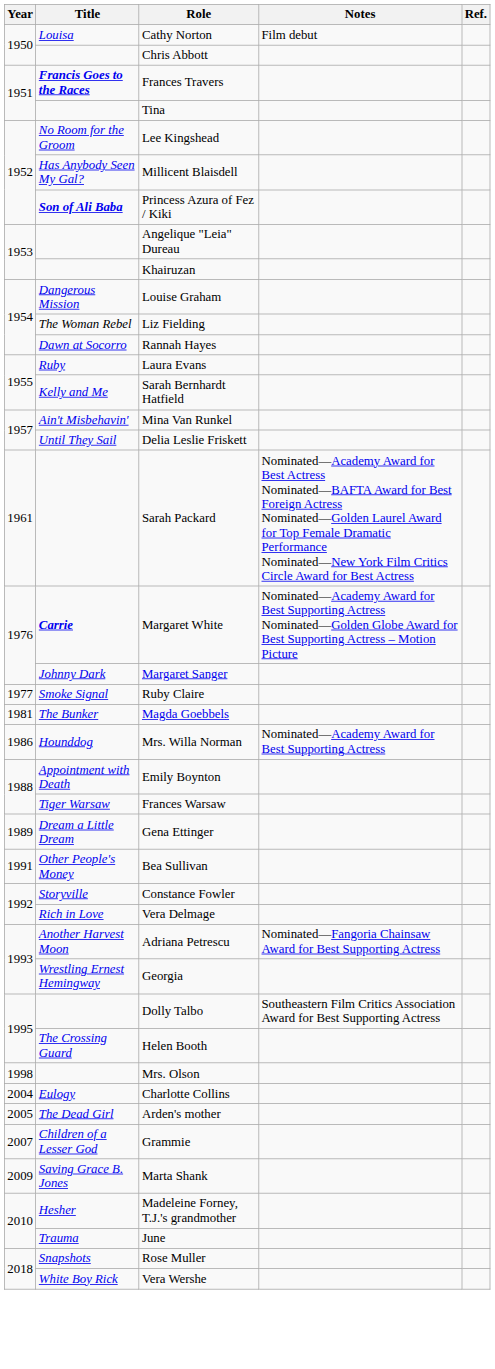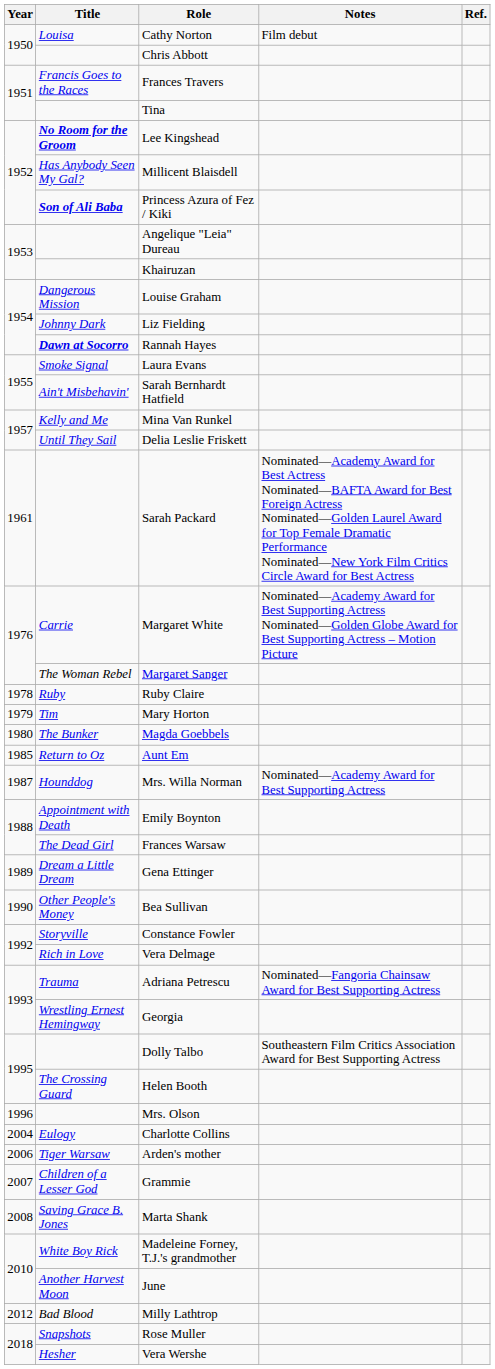(81, 82) bold -> (80, 82) normal
(81, 137) normal -> (83, 137) bold
(85, 324) The Woman Rebel -> (72, 324) Johnny Dark
(83, 344) normal -> (84, 344) bold
(52, 364) Ruby -> (74, 364) Smoke Signal
(73, 392) Kelly and Me -> (84, 392) Ain't Misbehavin'
(84, 419) Ain't Misbehavin' -> (73, 419) Kelly and Me
(56, 624) bold -> (56, 624) normal
(72, 673) Johnny Dark -> (85, 673) The Woman Rebel
(20, 694) 1977 -> (20, 694) 1978
(74, 694) Smoke Signal -> (52, 694) Ruby
+ row: (176, 714)
(20, 714) 1981 -> (20, 734) 1980
+ row: (165, 755)
(20, 742) 1986 -> (20, 782) 1987
(74, 804) Tiger Warsaw -> (76, 844) The Dead Girl
(20, 866) 1991 -> (20, 907) 1990
(81, 941) Another Harvest Moon -> (59, 982) Trauma
(20, 1073) 1998 -> (20, 1113) 1996
(20, 1113) 2005 -> (20, 1154) 2006
(76, 1113) The Dead Girl -> (74, 1154) Tiger Warsaw
(20, 1176) 2009 -> (20, 1216) 2008
(57, 1210) Hesher -> (78, 1251) White Boy Rick
(59, 1238) Trauma -> (81, 1286) Another Harvest Moon
+ row: (180, 1313)
(78, 1278) White Boy Rick -> (57, 1354) Hesher
